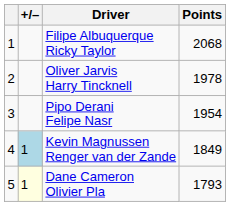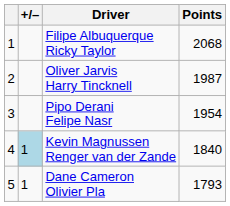(208, 78) 1978 -> (208, 78) 1987
(208, 149) 1849 -> (208, 149) 1840
(24, 184) lightyellow background -> (24, 184) no background
